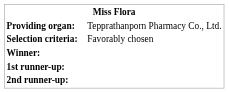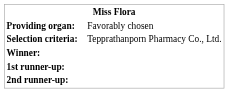(154, 25) Tepprathanporn Pharmacy Co., Ltd. -> (120, 25) Favorably chosen
(120, 39) Favorably chosen -> (154, 39) Tepprathanporn Pharmacy Co., Ltd.
